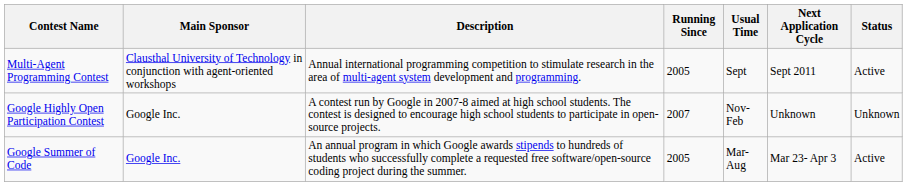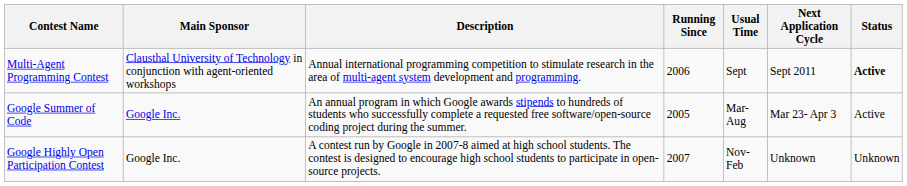(678, 70) 2005 -> (678, 70) 2006
(869, 70) normal -> (870, 70) bold
rows swapped: (51, 159) <-> (55, 114)
